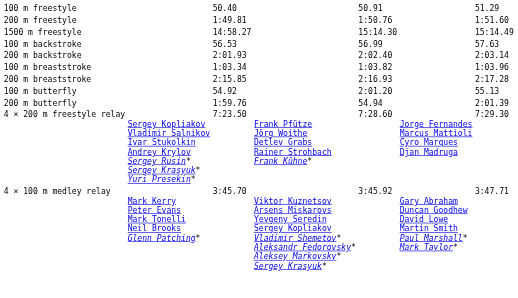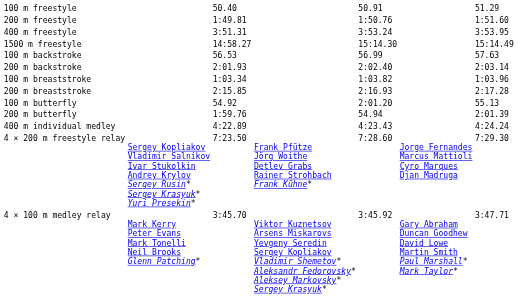+ row: (40, 32)
+ row: (60, 126)
